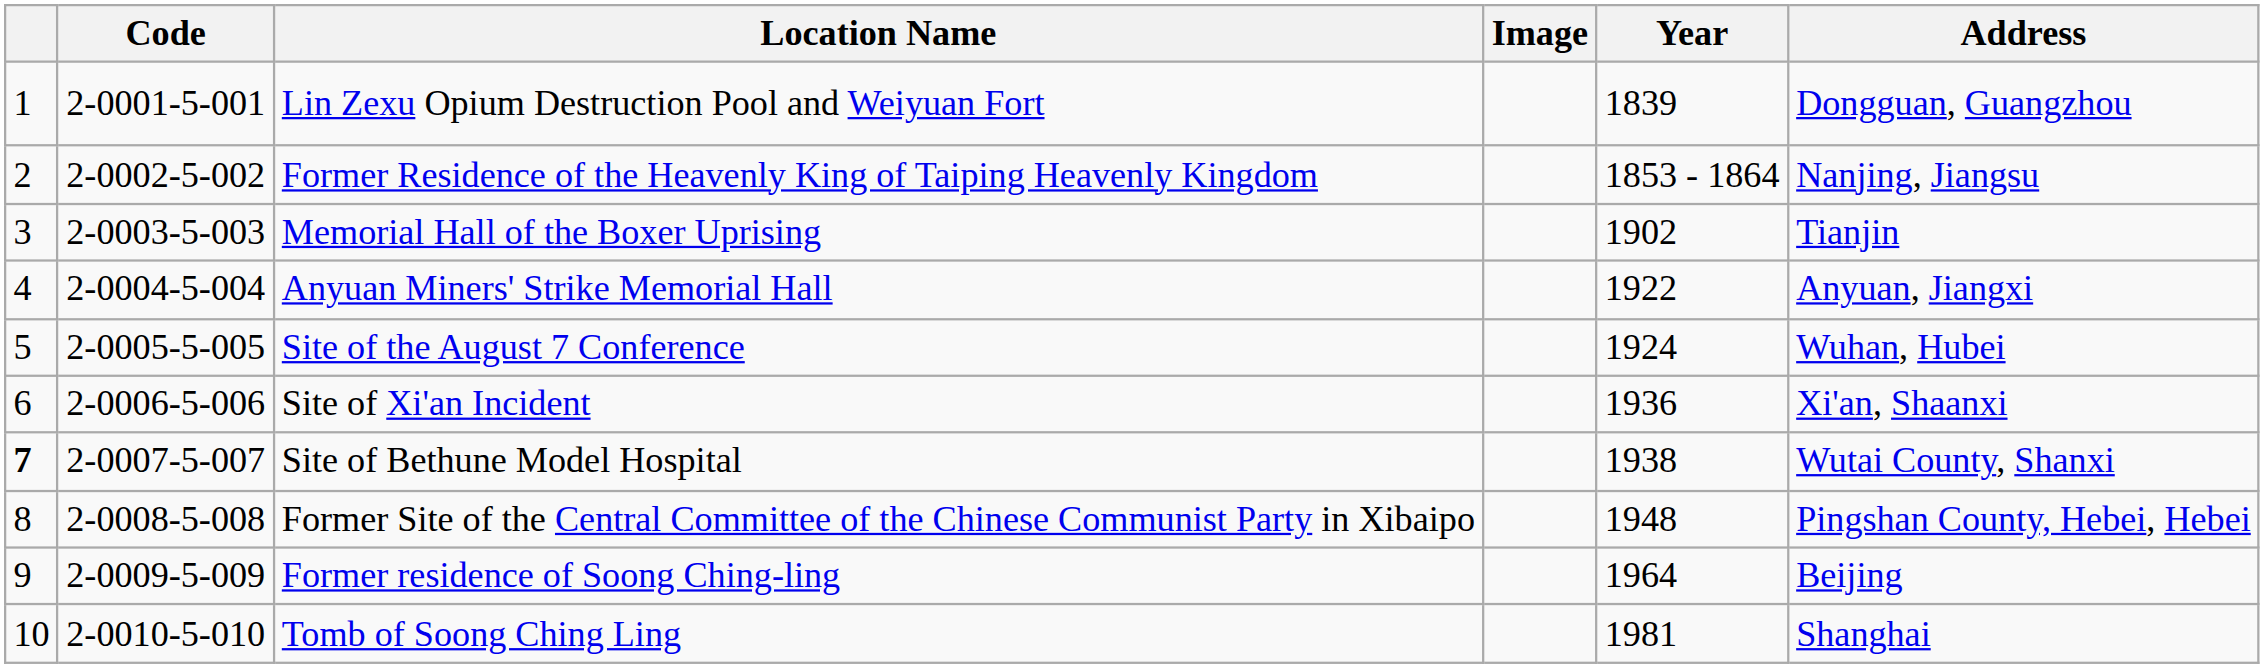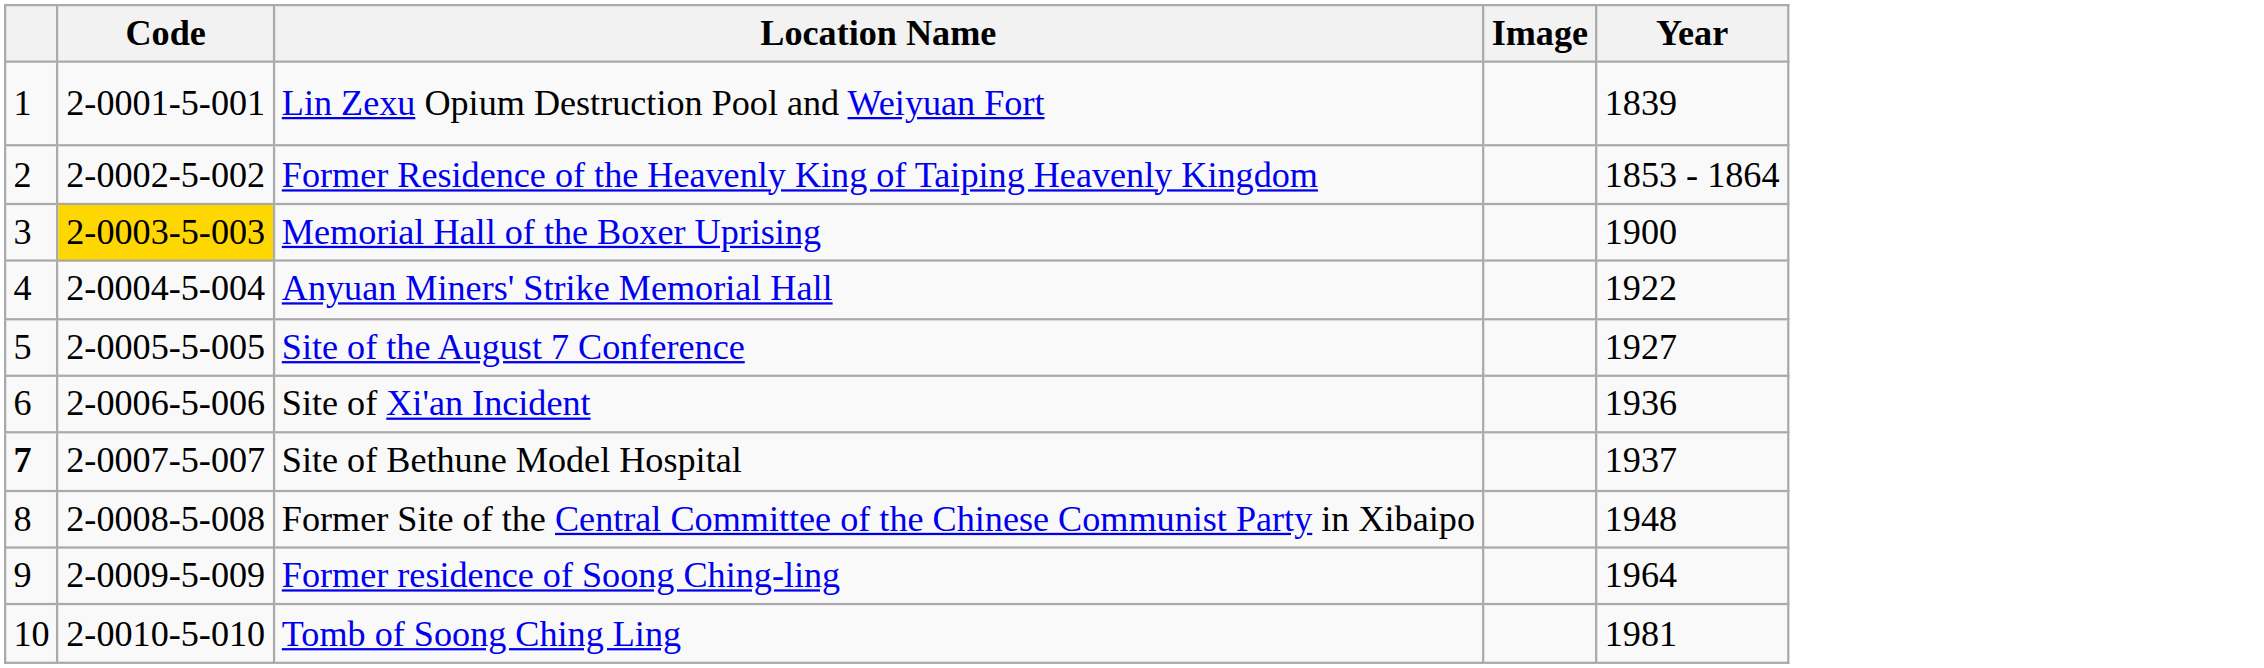- column: (2023, 33)
(166, 231) no background -> (166, 231) gold background
(1641, 231) 1902 -> (1641, 231) 1900
(1641, 346) 1924 -> (1641, 346) 1927
(1641, 460) 1938 -> (1641, 460) 1937
